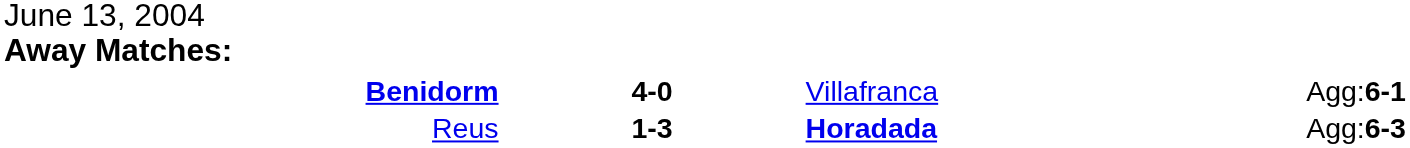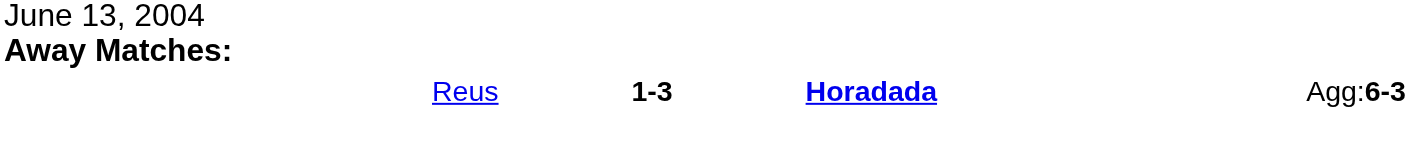- row: (432, 91)
